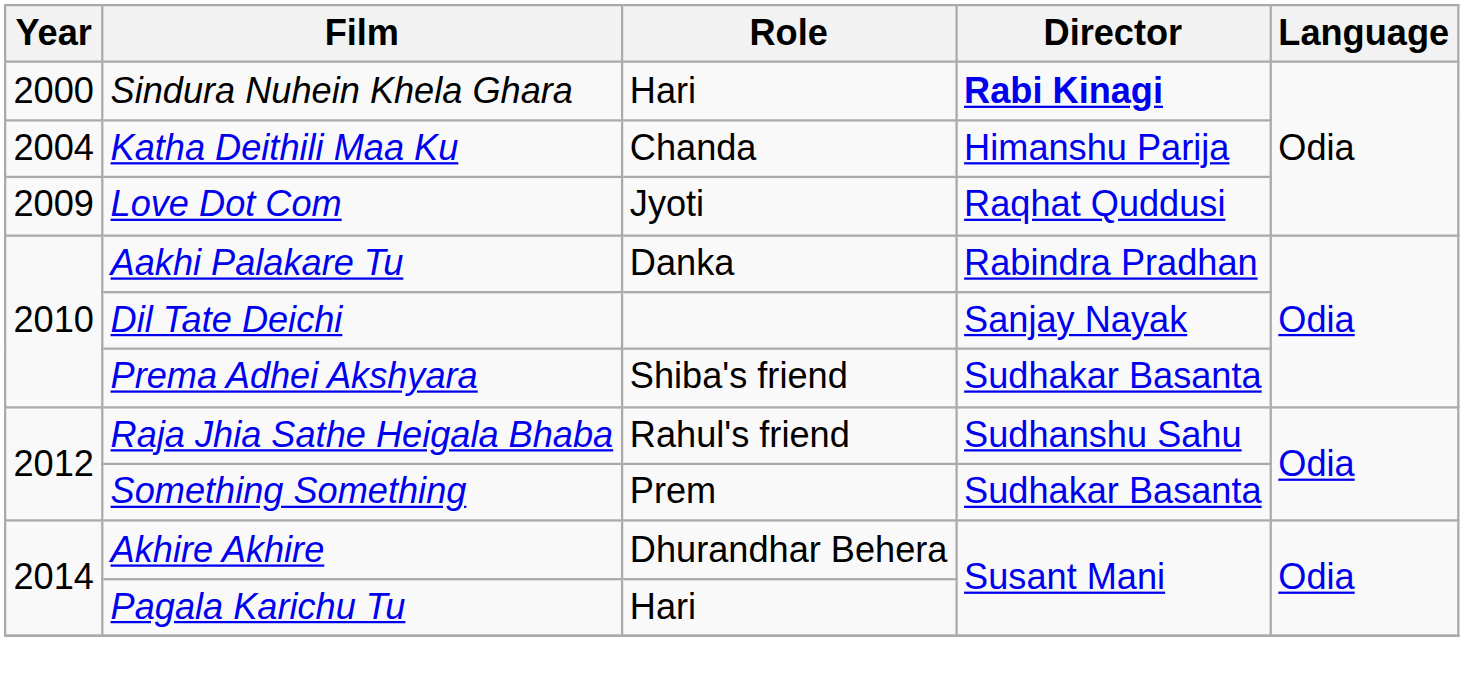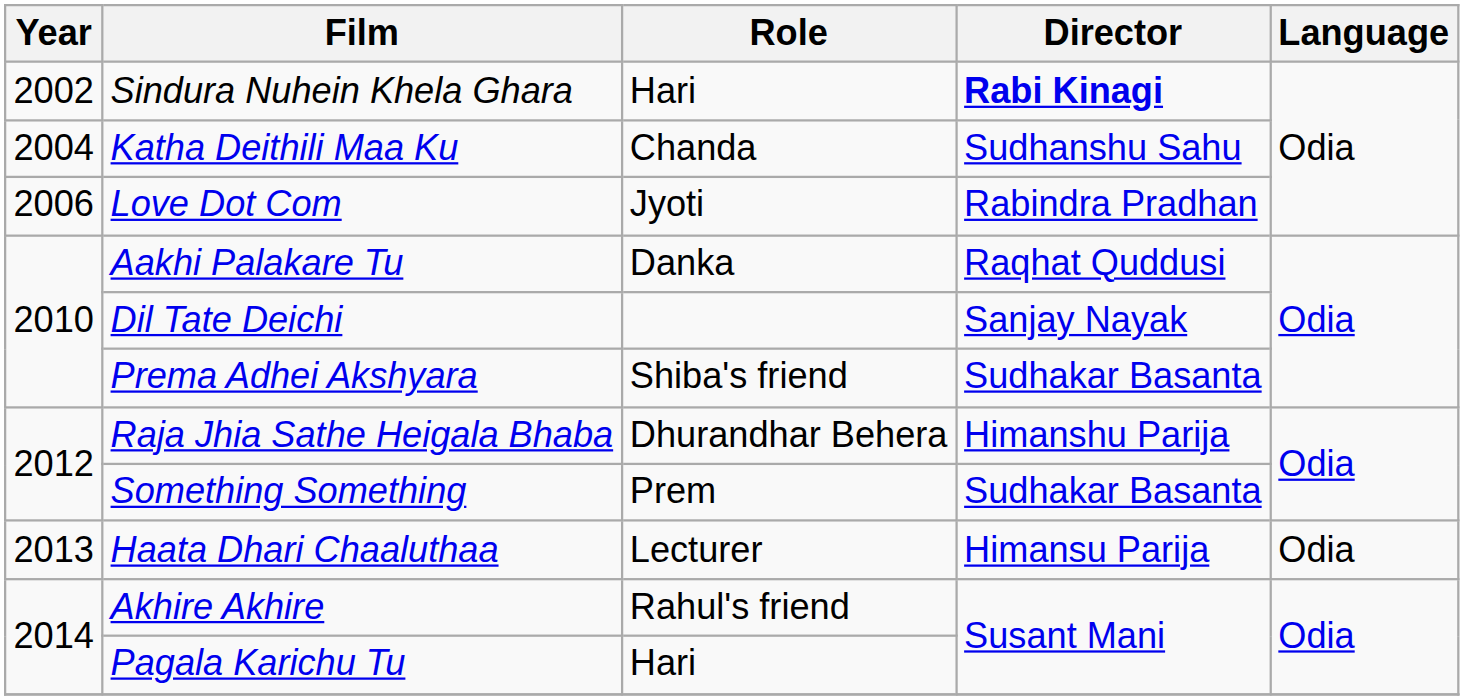(54, 90) 2000 -> (54, 90) 2002
(1097, 147) Himanshu Parija -> (1103, 147) Sudhanshu Sahu
(54, 205) 2009 -> (54, 205) 2006
(1095, 205) Raqhat Quddusi -> (1111, 205) Rabindra Pradhan
(1111, 262) Rabindra Pradhan -> (1095, 262) Raqhat Quddusi
(740, 434) Rahul's friend -> (789, 434) Dhurandhar Behera
(1103, 434) Sudhanshu Sahu -> (1097, 434) Himanshu Parija
+ row: (305, 549)
(789, 549) Dhurandhar Behera -> (740, 606) Rahul's friend
